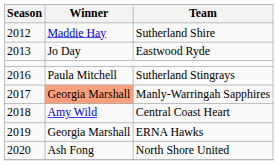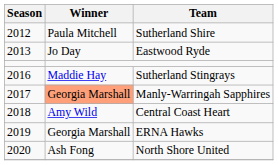(77, 32) Maddie Hay -> (82, 32) Paula Mitchell
(82, 75) Paula Mitchell -> (77, 75) Maddie Hay
